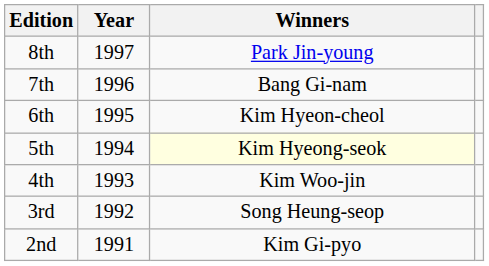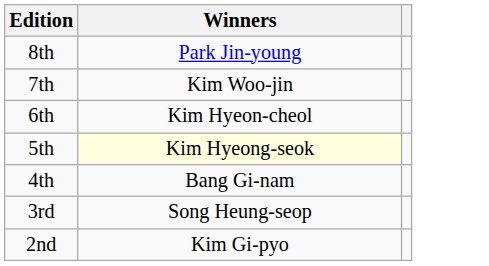- column: (114, 20)
(312, 84) Bang Gi-nam -> (240, 84) Kim Woo-jin
(312, 180) Kim Woo-jin -> (240, 180) Bang Gi-nam
